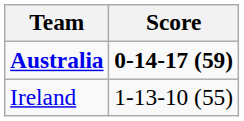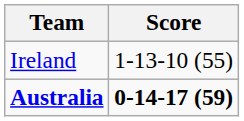rows swapped: (43, 97) <-> (57, 60)
